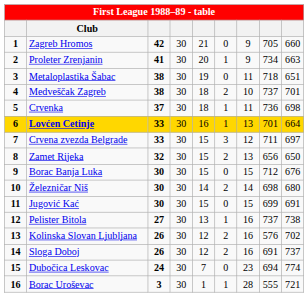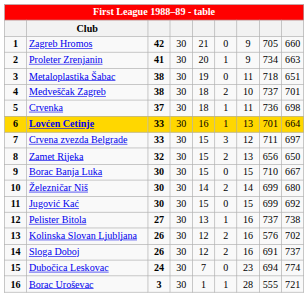(270, 172) 712 -> (270, 172) 710
(293, 172) 676 -> (293, 172) 667
(270, 188) 698 -> (270, 188) 699
(293, 204) 691 -> (293, 204) 692
